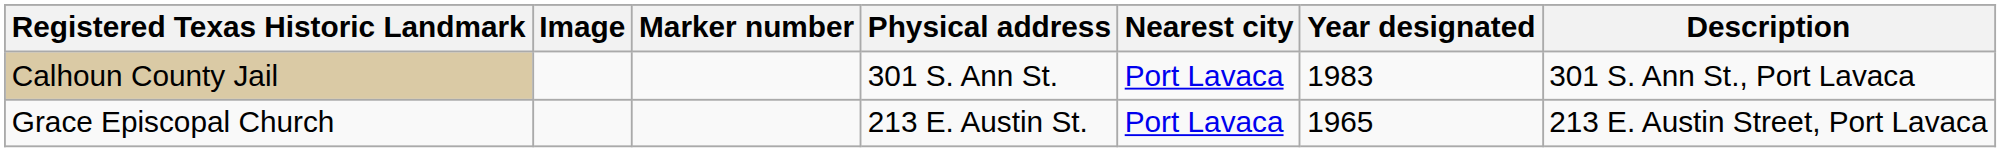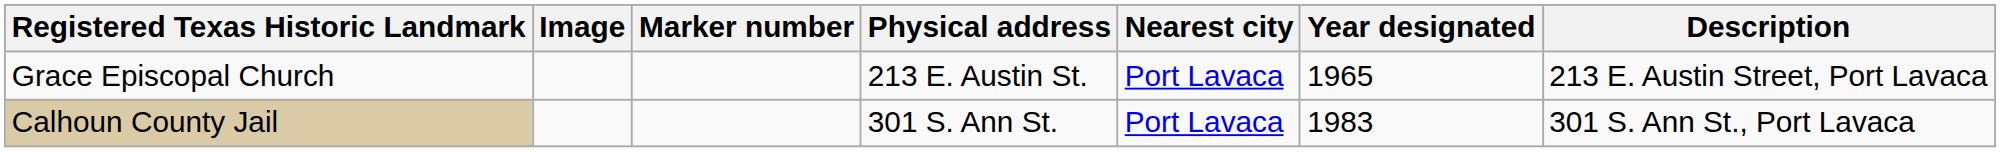rows swapped: (145, 75) <-> (173, 122)
